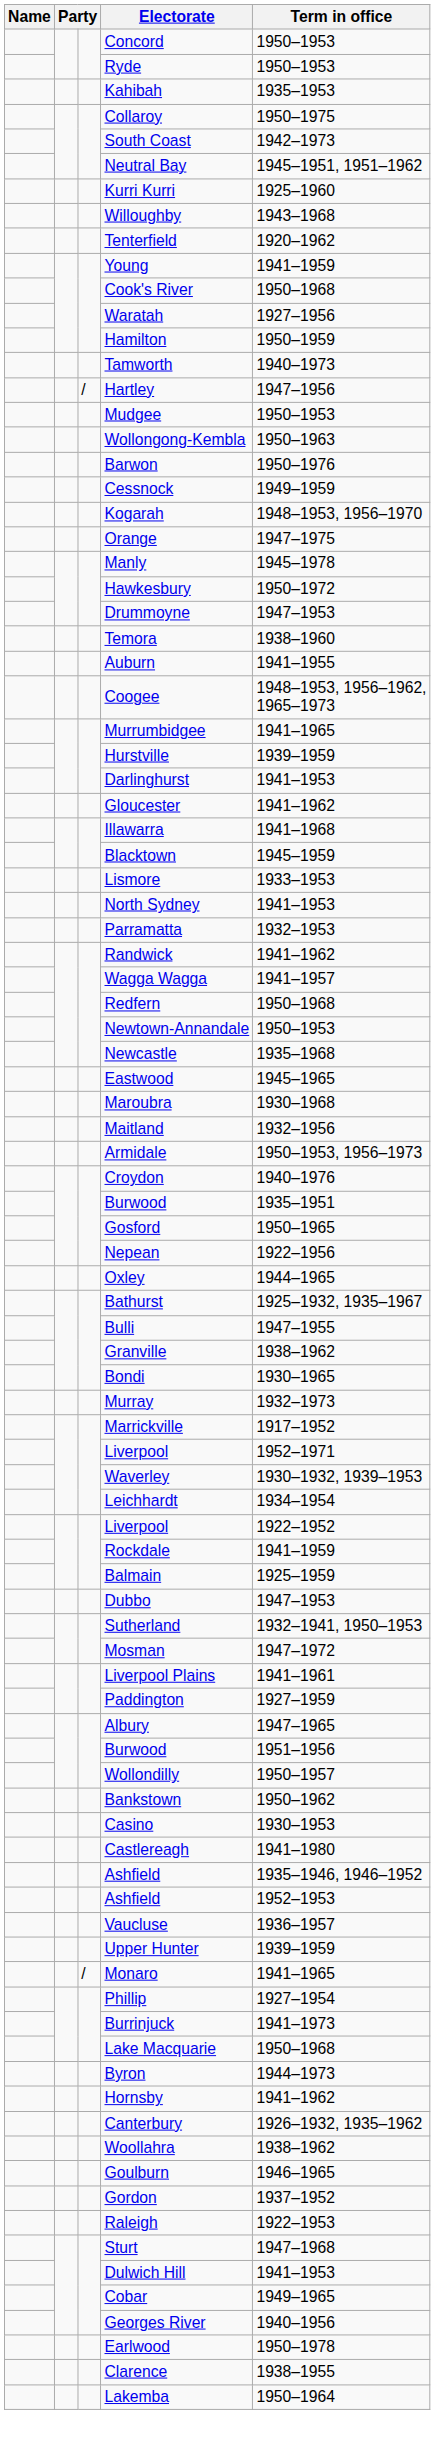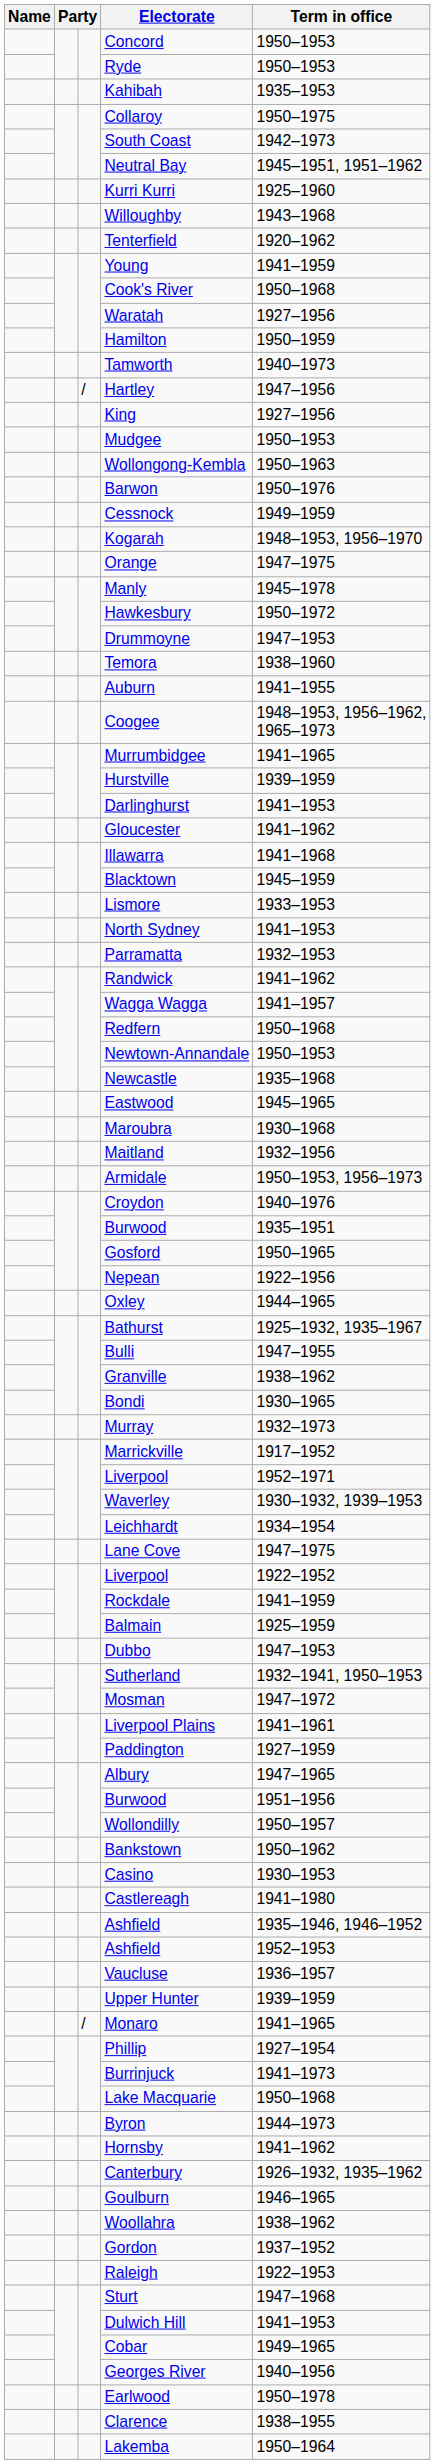+ row: (89, 415)
+ row: (89, 1551)
rows swapped: (89, 2148) <-> (89, 2173)
